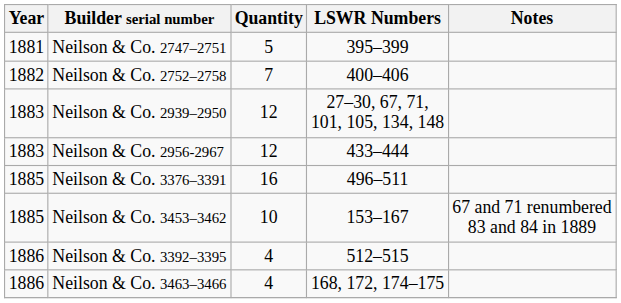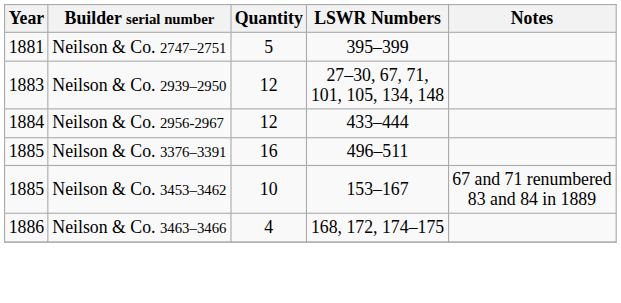- row: (139, 74)
(26, 151) 1883 -> (26, 123) 1884
- row: (139, 255)
